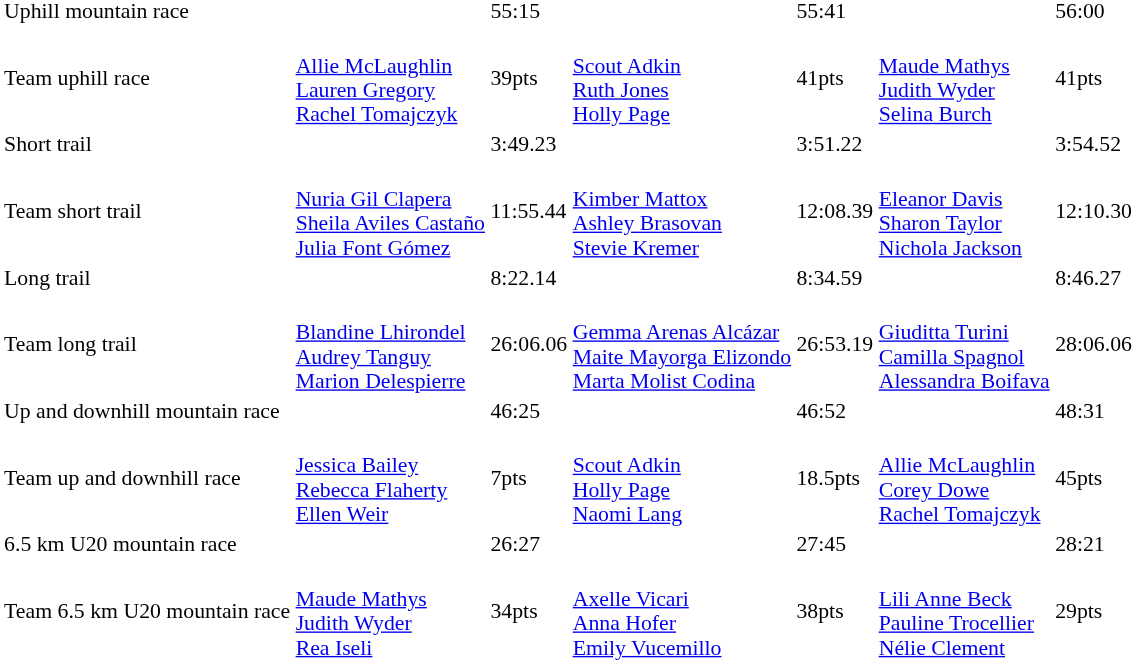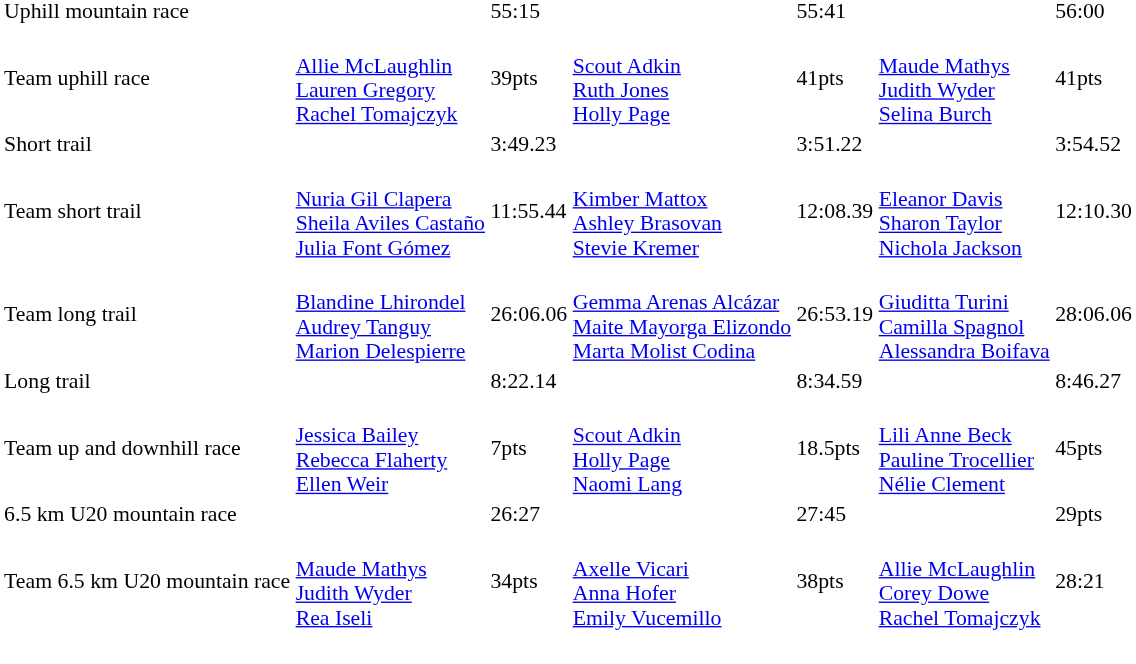rows swapped: (47, 277) <-> (70, 344)
- row: (142, 410)
(960, 489) Allie McLaughlin Corey Dowe Rachel Tomajczyk -> (956, 459) Lili Anne Beck Pauline Trocellier Nélie Clement
(1080, 544) 28:21 -> (1079, 514) 29pts
(956, 623) Lili Anne Beck Pauline Trocellier Nélie Clement -> (960, 593) Allie McLaughlin Corey Dowe Rachel Tomajczyk
(1079, 610) 29pts -> (1080, 580) 28:21
